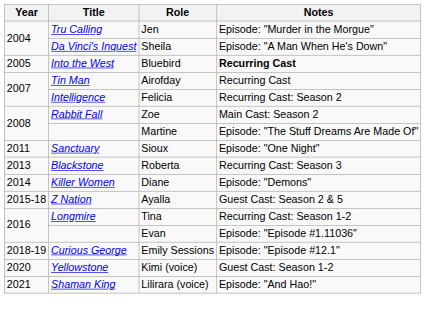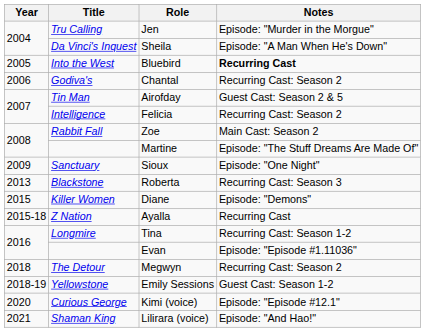+ row: (160, 81)
(255, 81) Recurring Cast -> (281, 98) Guest Cast: Season 2 & 5
(18, 149) 2011 -> (19, 166) 2009
(19, 183) 2014 -> (19, 200) 2015
(281, 200) Guest Cast: Season 2 & 5 -> (255, 217) Recurring Cast
+ row: (161, 268)
(89, 251) Curious George -> (80, 285) Yellowstone
(279, 251) Episode: "Episode #12.1" -> (276, 285) Guest Cast: Season 1-2
(80, 268) Yellowstone -> (89, 302) Curious George
(276, 268) Guest Cast: Season 1-2 -> (279, 302) Episode: "Episode #12.1"
